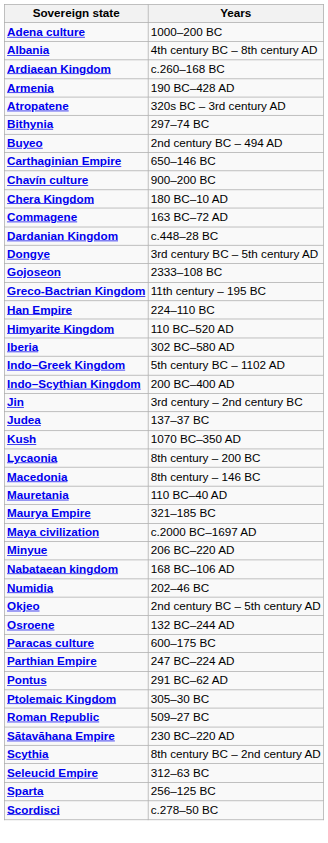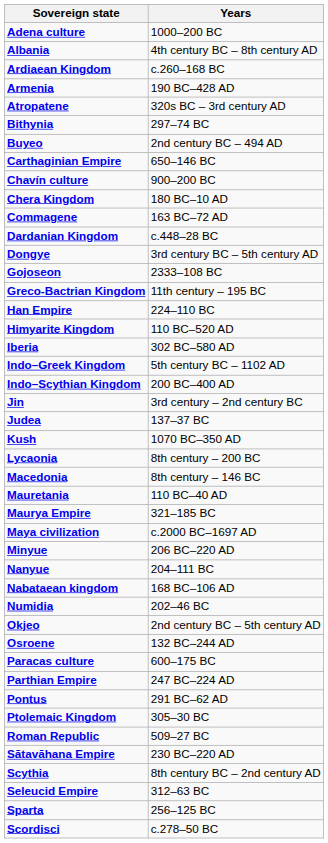+ row: (28, 569)
